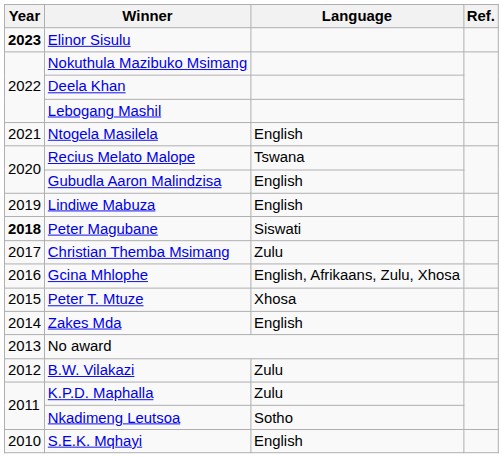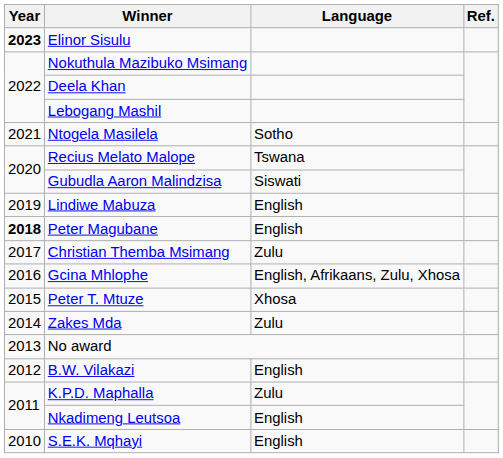(278, 134) English -> (273, 134) Sotho
(278, 181) English -> (278, 181) Siswati
(278, 228) Siswati -> (278, 228) English
(278, 323) English -> (269, 323) Zulu
(269, 370) Zulu -> (278, 370) English
(273, 417) Sotho -> (278, 417) English
